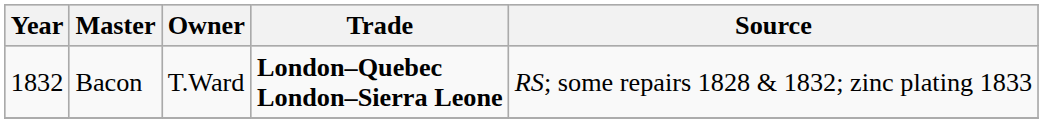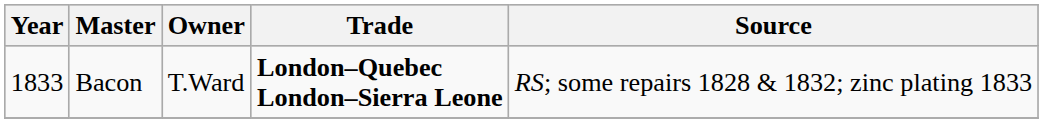(37, 81) 1832 -> (37, 81) 1833
